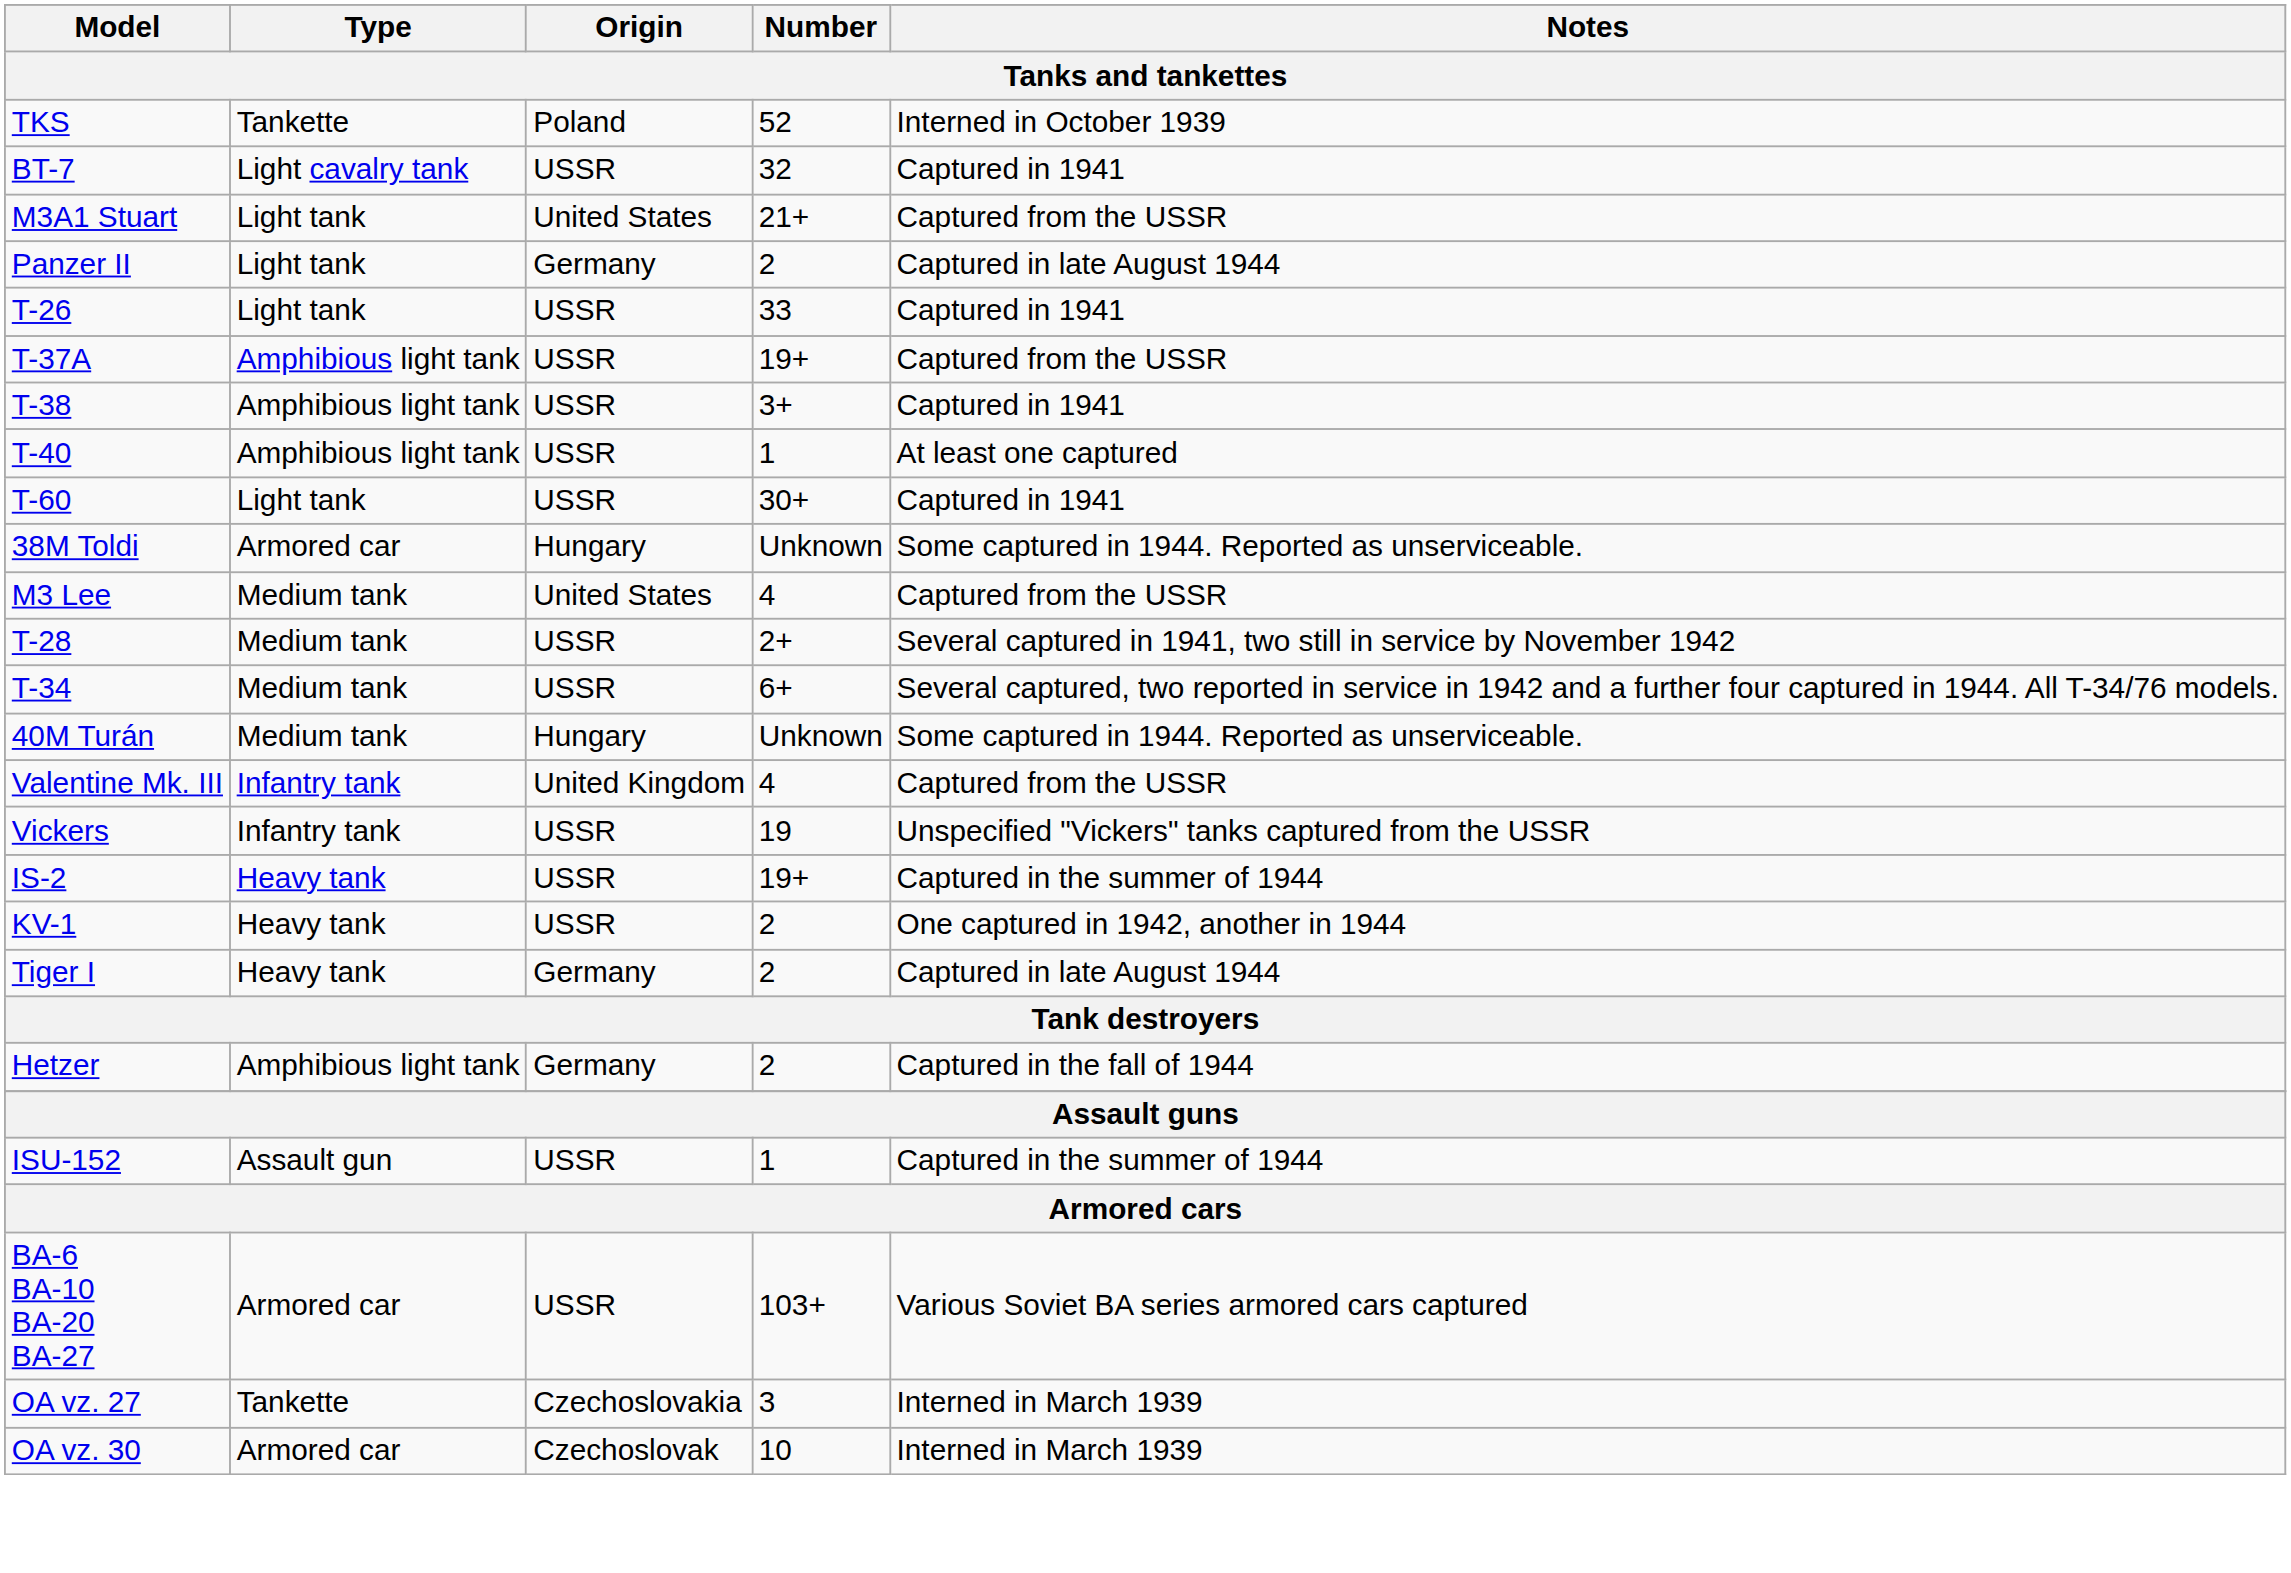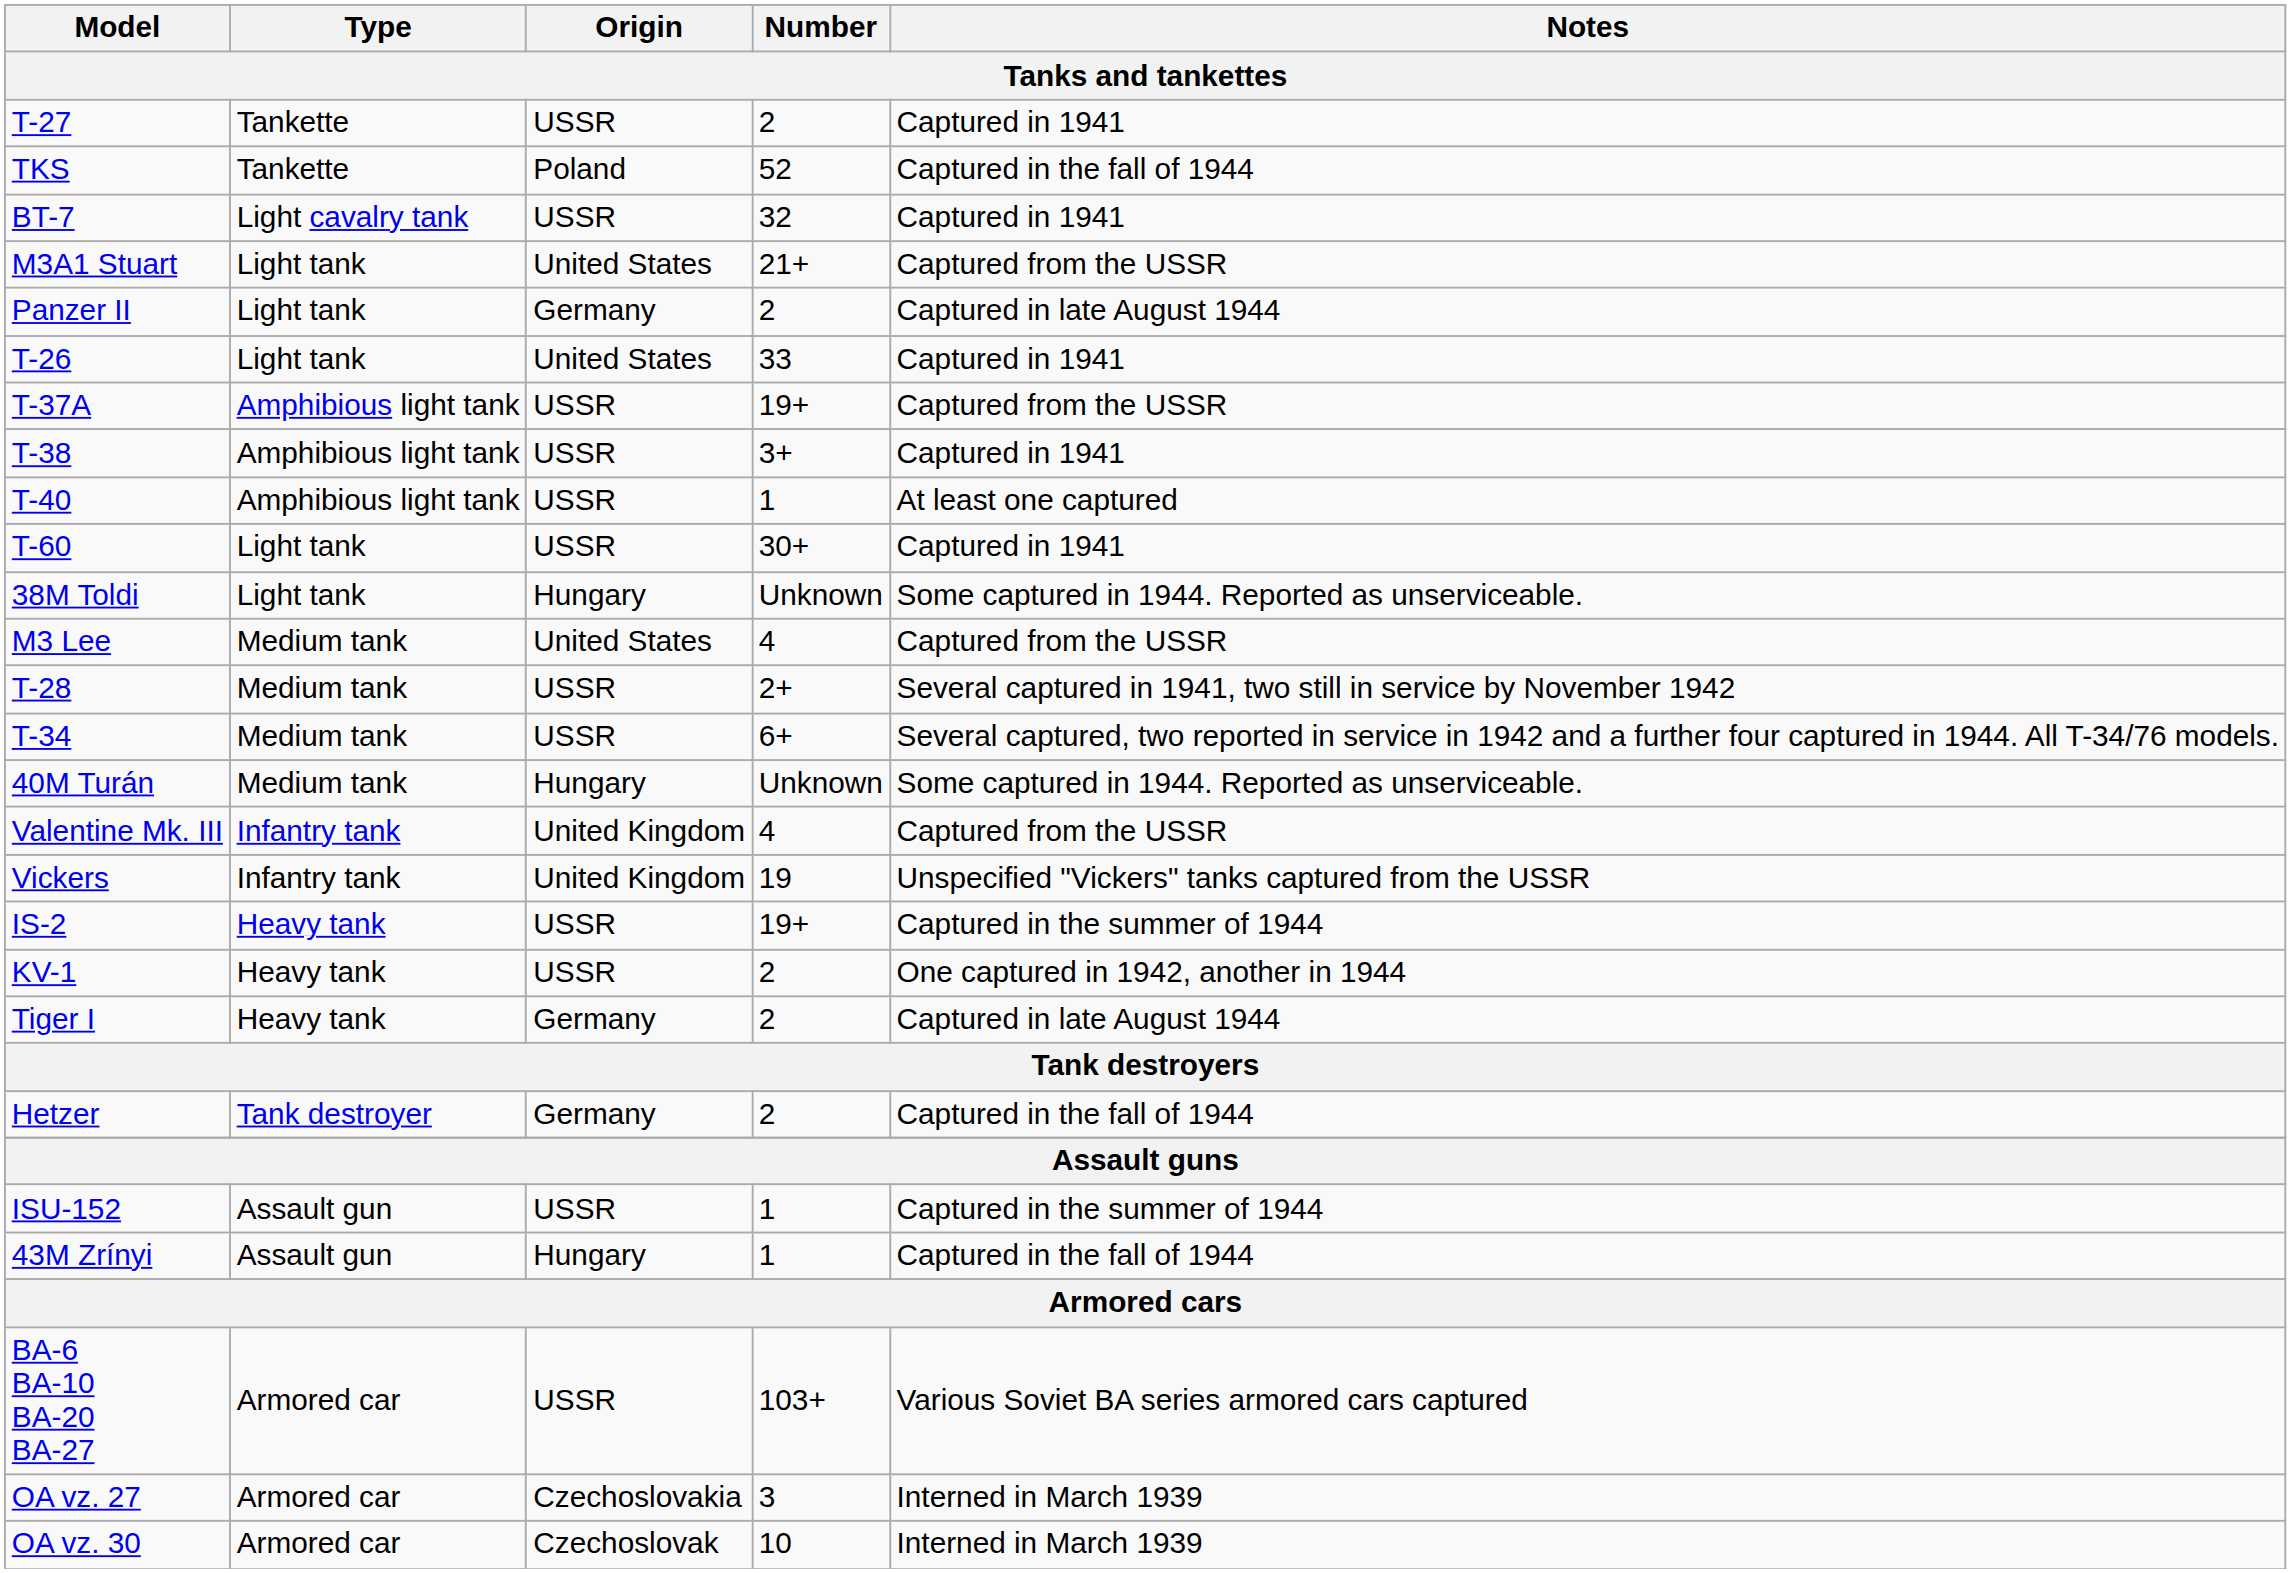+ row: (42, 122)
(1061, 122) Interned in October 1939 -> (1075, 169) Captured in the fall of 1944
(575, 311) USSR -> (623, 358) United States
(319, 547) Armored car -> (301, 594) Light tank
(575, 830) USSR -> (639, 877) United Kingdom
(378, 1066) Amphibious light tank -> (334, 1113) Tank destroyer
+ row: (82, 1255)
(293, 1402) Tankette -> (319, 1497) Armored car
